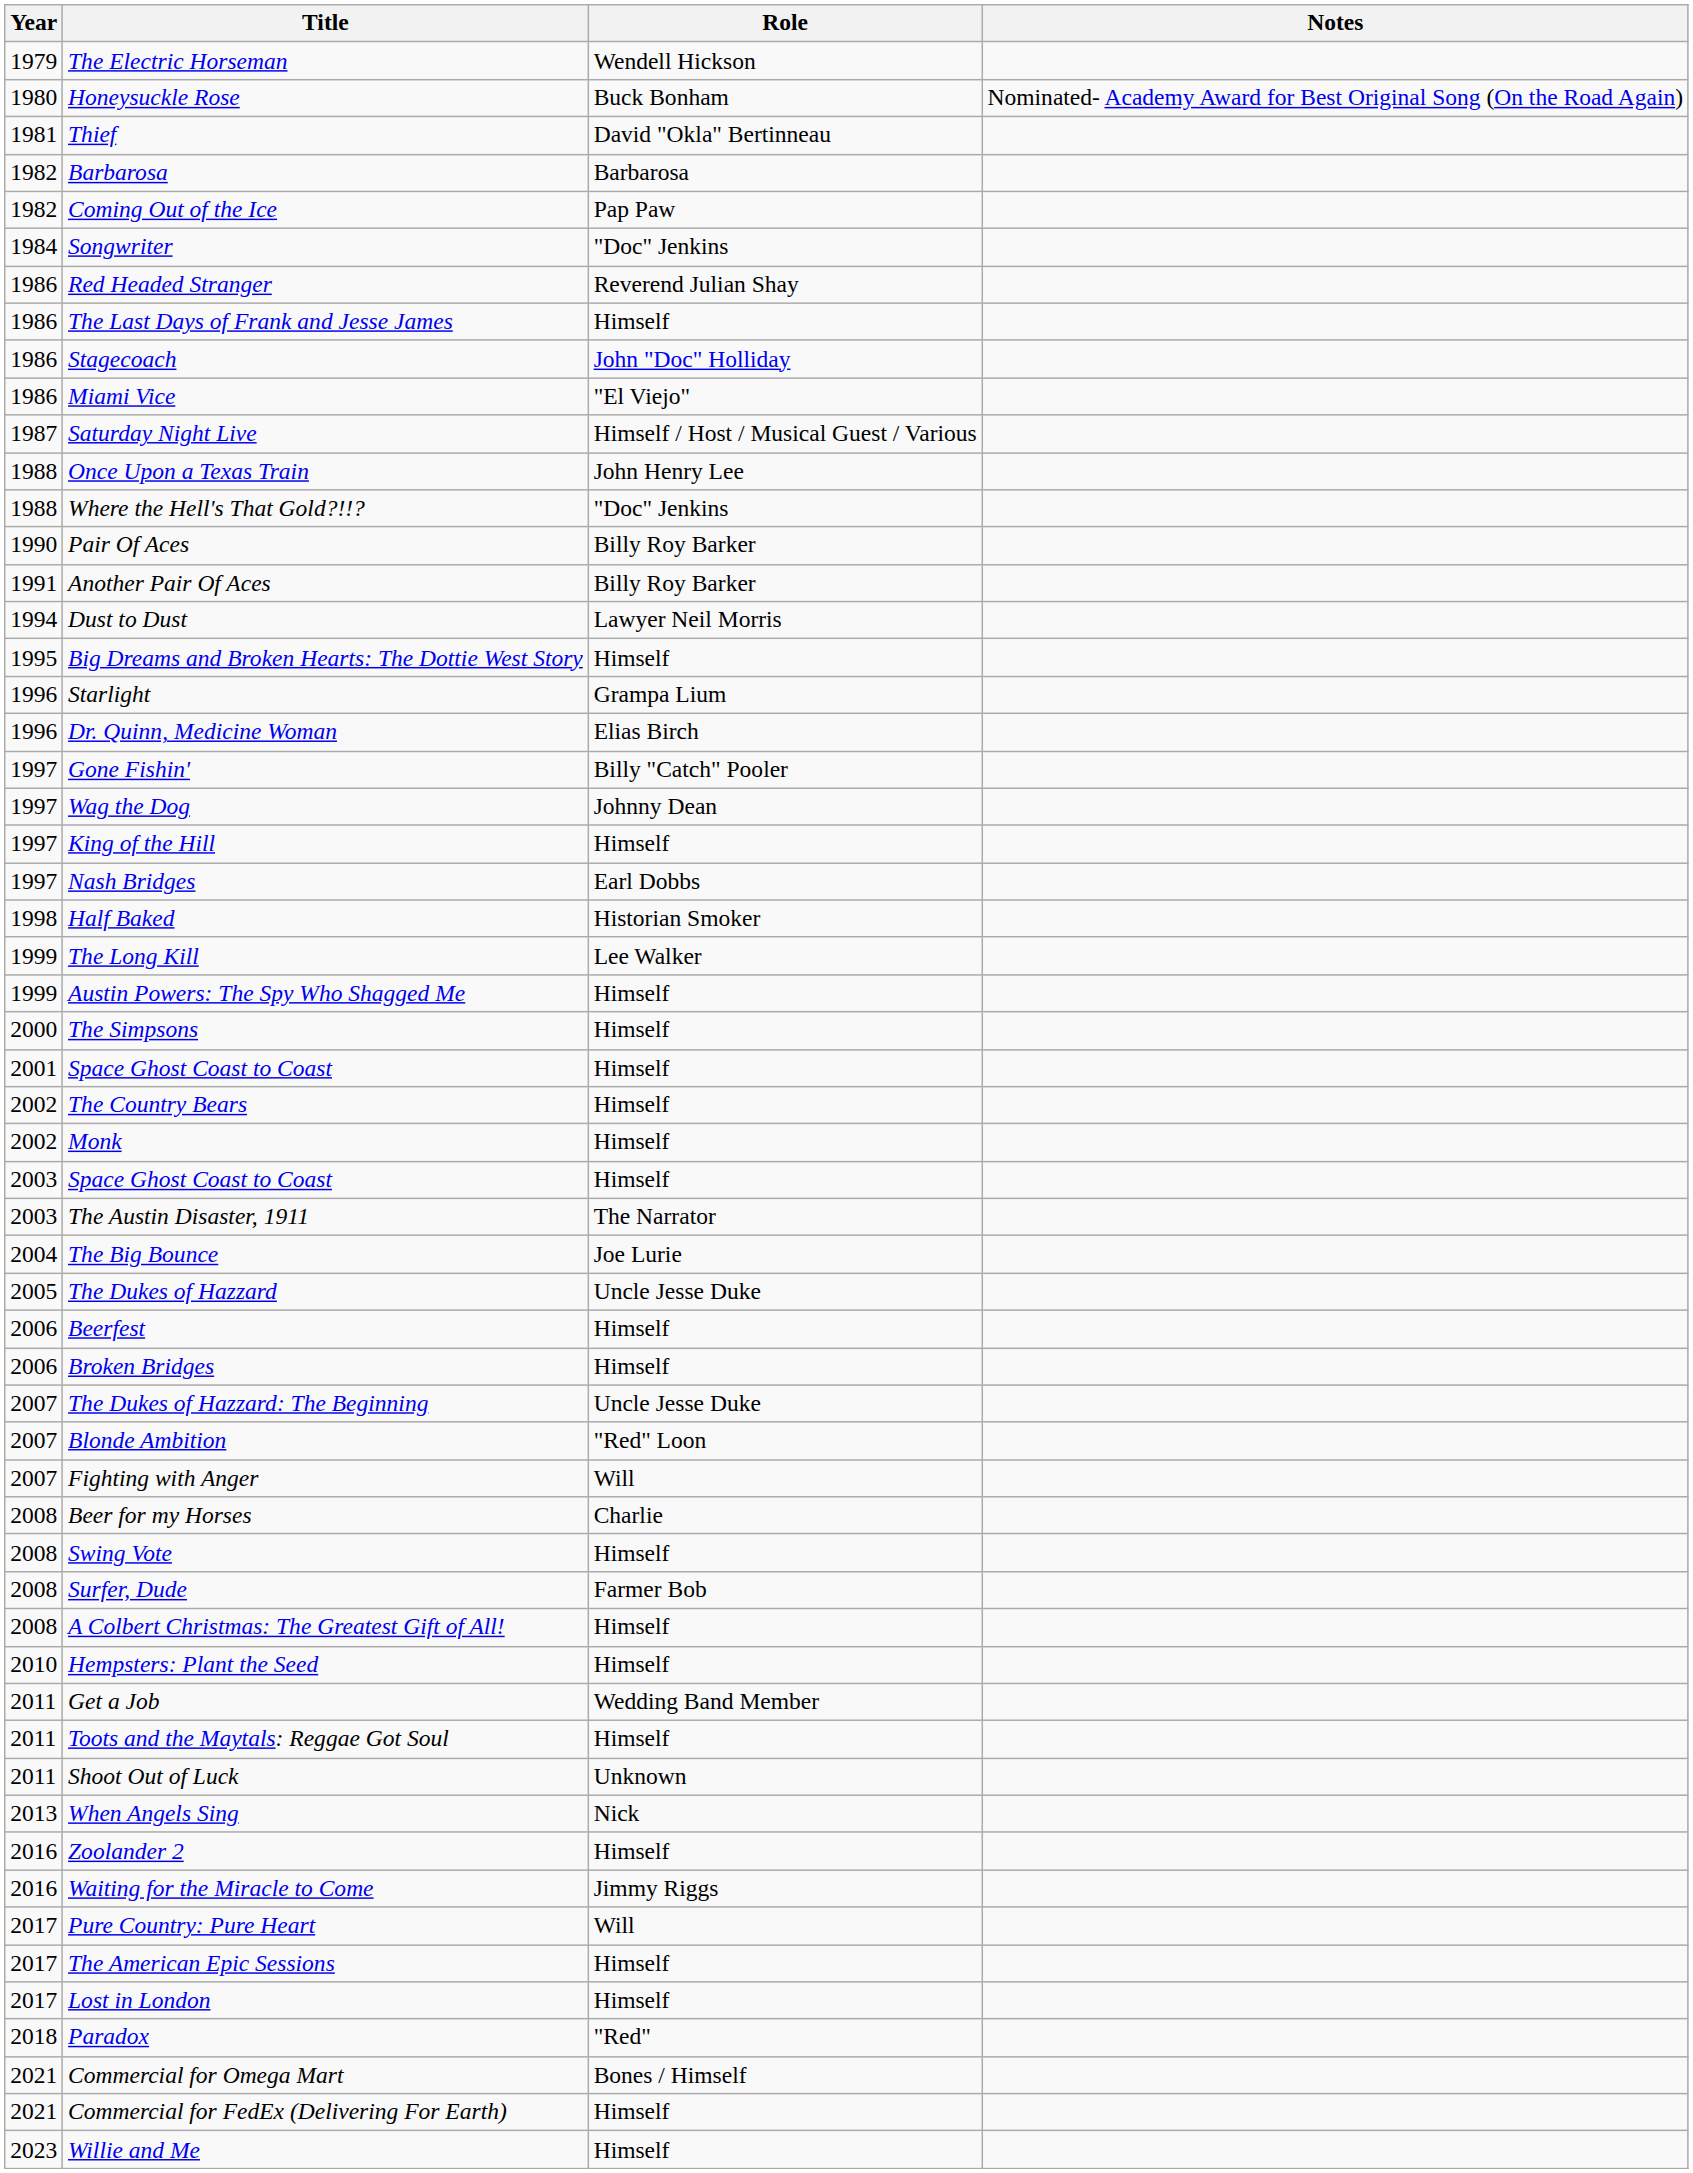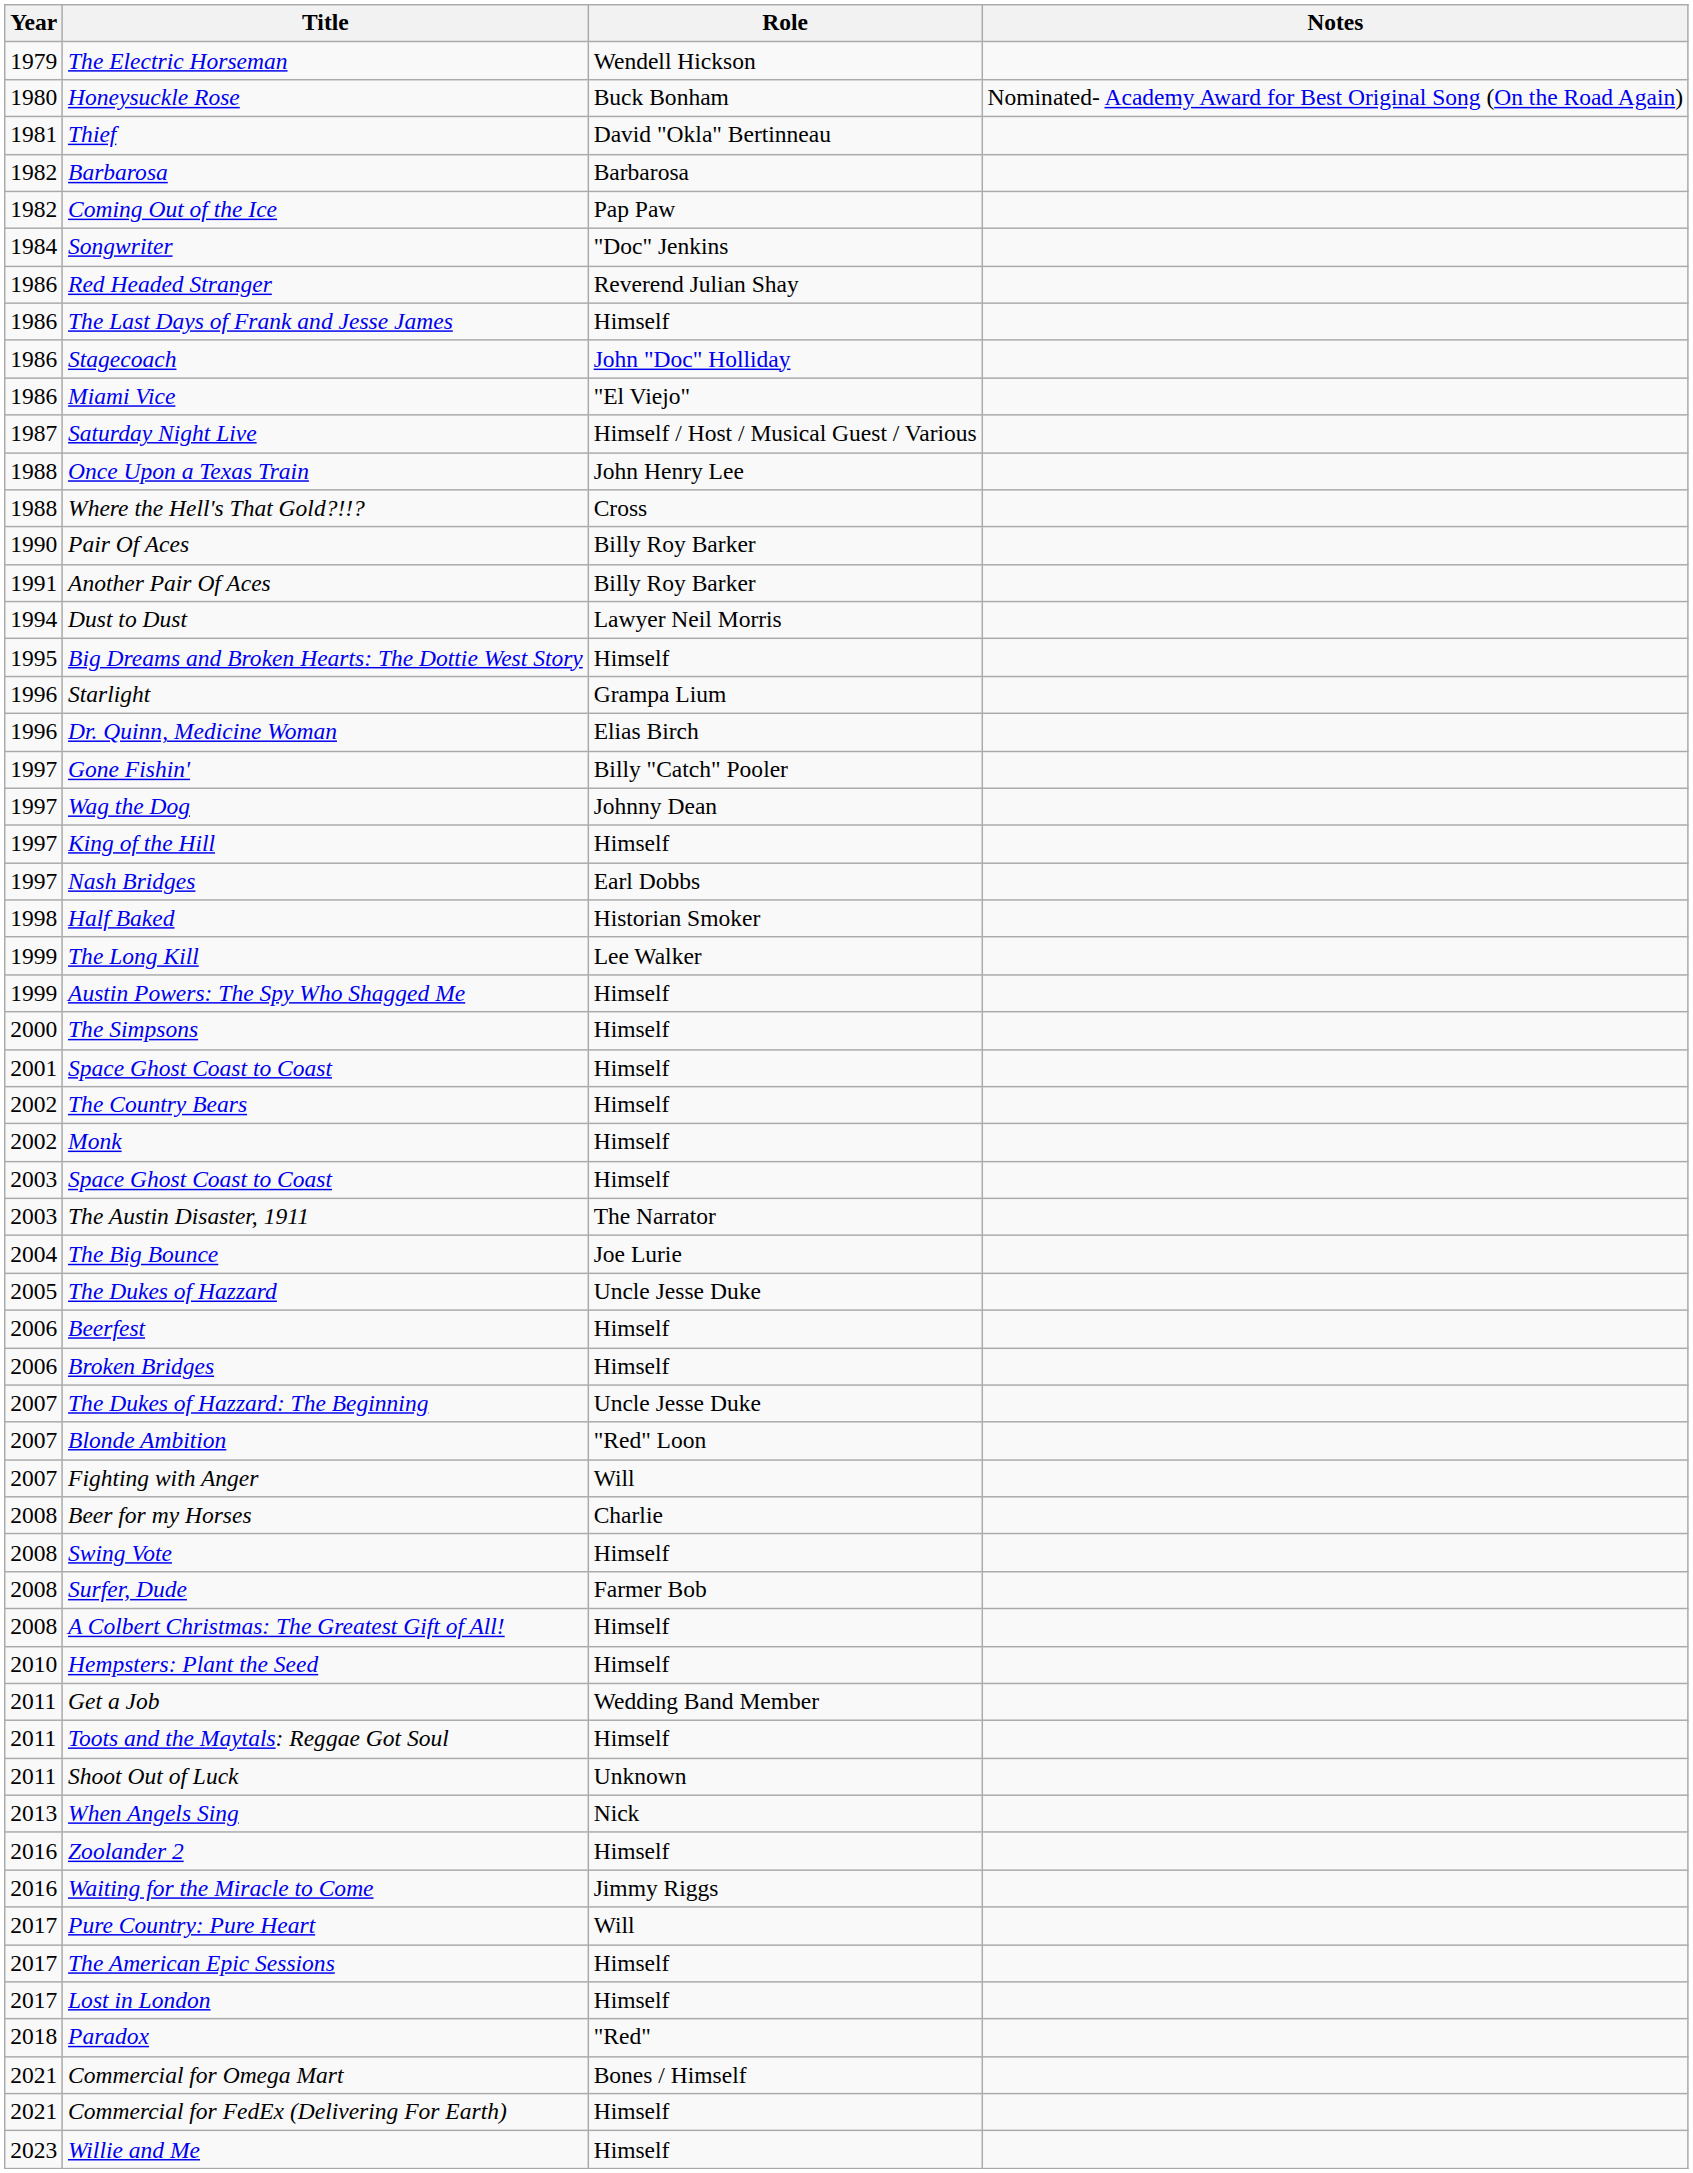(661, 508) "Doc" Jenkins -> (620, 508) Cross
